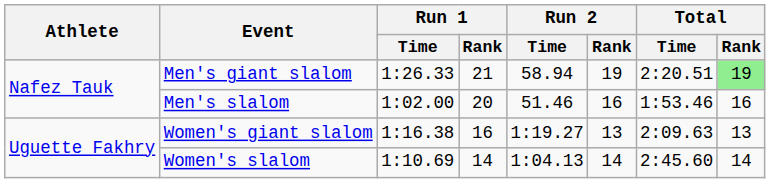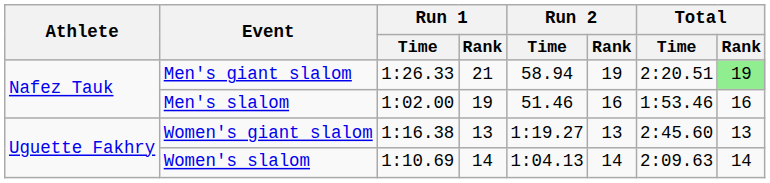(482, 104) 20 -> (482, 104) 19
(482, 133) 16 -> (482, 133) 13
(677, 133) 2:09.63 -> (677, 133) 2:45.60
(677, 162) 2:45.60 -> (677, 162) 2:09.63
